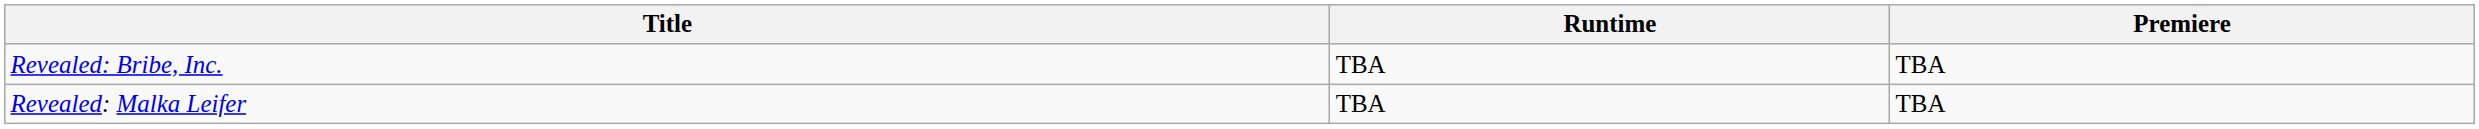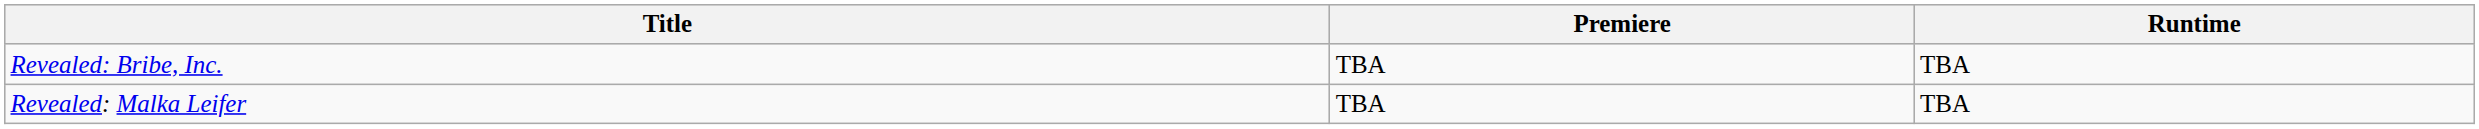columns swapped: (2182, 24) <-> (1610, 24)
